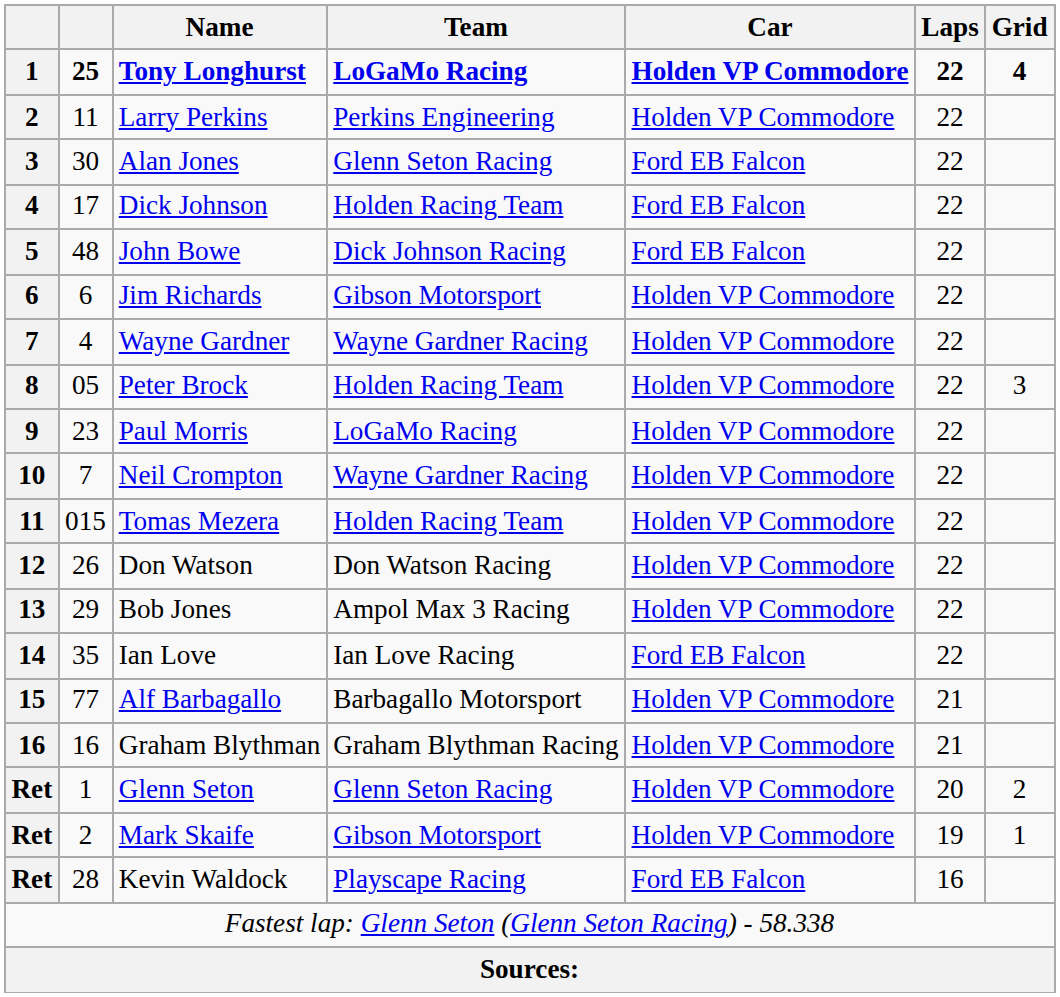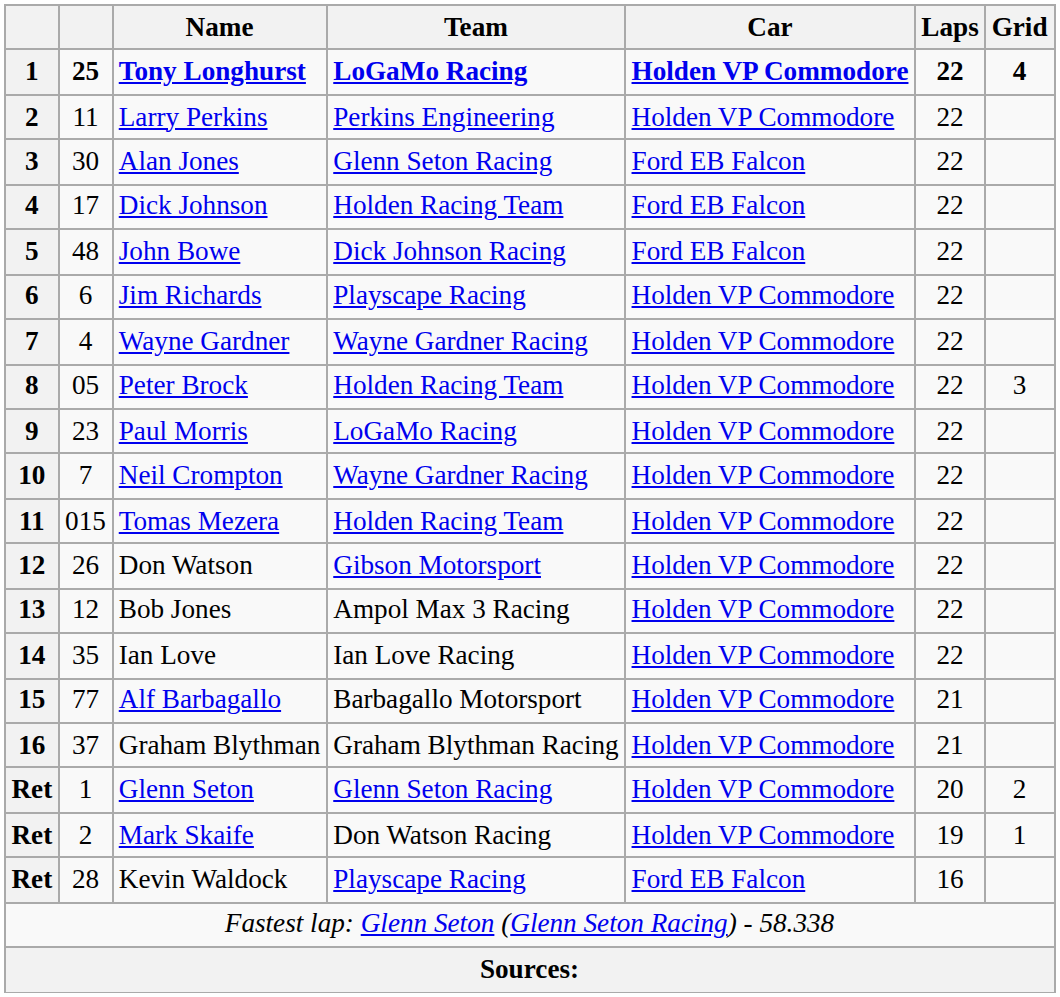(437, 295) Gibson Motorsport -> (430, 295) Playscape Racing
(442, 565) Don Watson Racing -> (437, 565) Gibson Motorsport
(85, 609) 29 -> (85, 609) 12
(718, 654) Ford EB Falcon -> (763, 654) Holden VP Commodore
(85, 744) 16 -> (85, 744) 37
(437, 834) Gibson Motorsport -> (442, 834) Don Watson Racing
